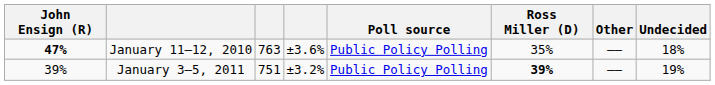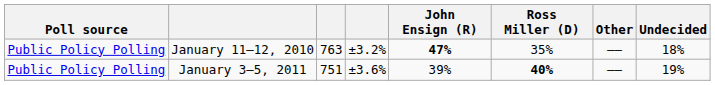columns swapped: (409, 29) <-> (55, 22)
(305, 49) ±3.6% -> (367, 49) ±3.2%
(305, 70) ±3.2% -> (367, 70) ±3.6%
(542, 70) 39% -> (542, 70) 40%
